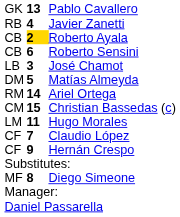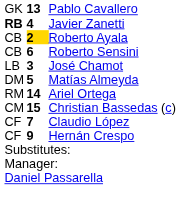(13, 23) normal -> (14, 23) bold
- row: (88, 122)
- row: (92, 178)
